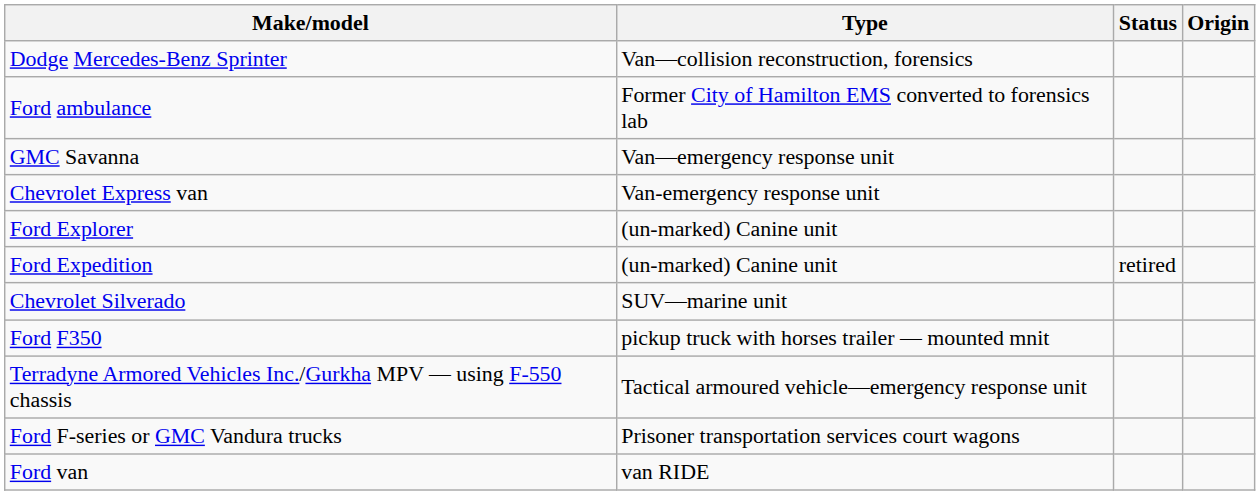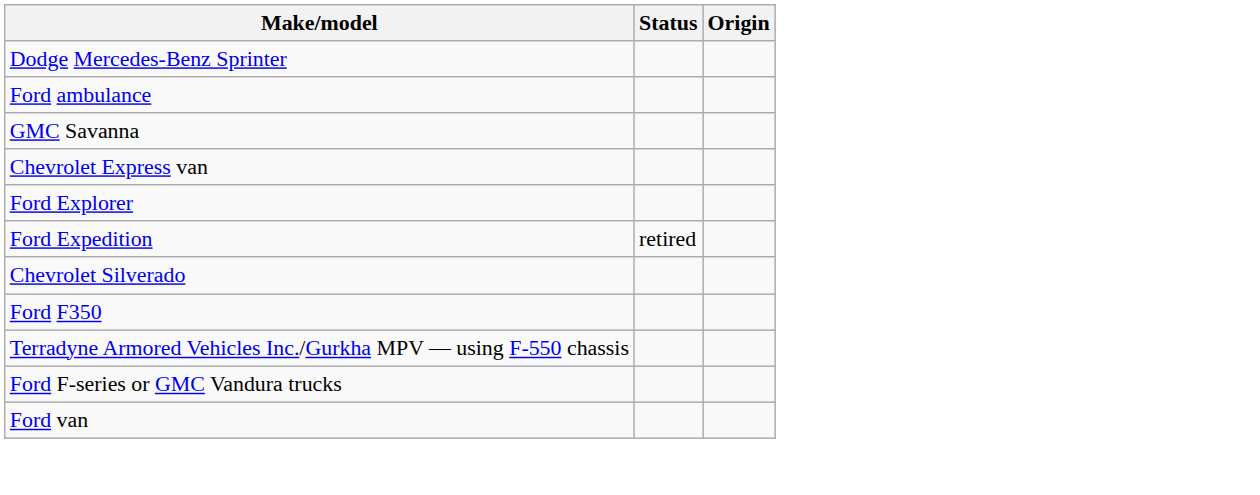- column: (865, 22)
